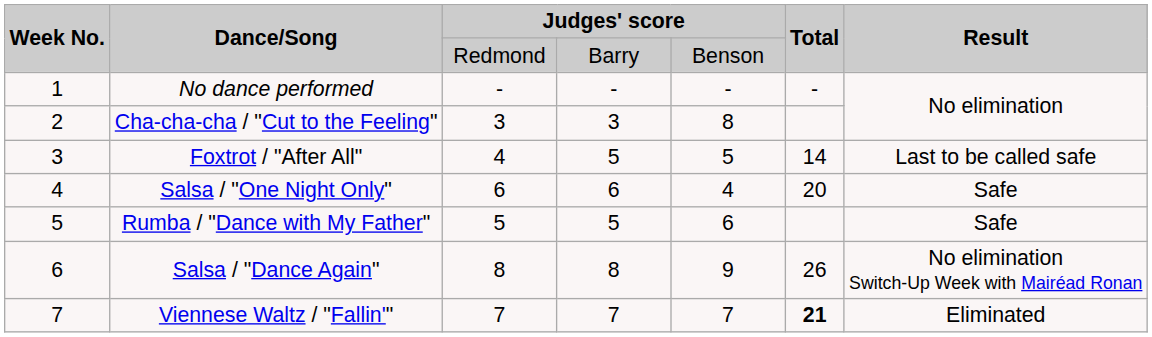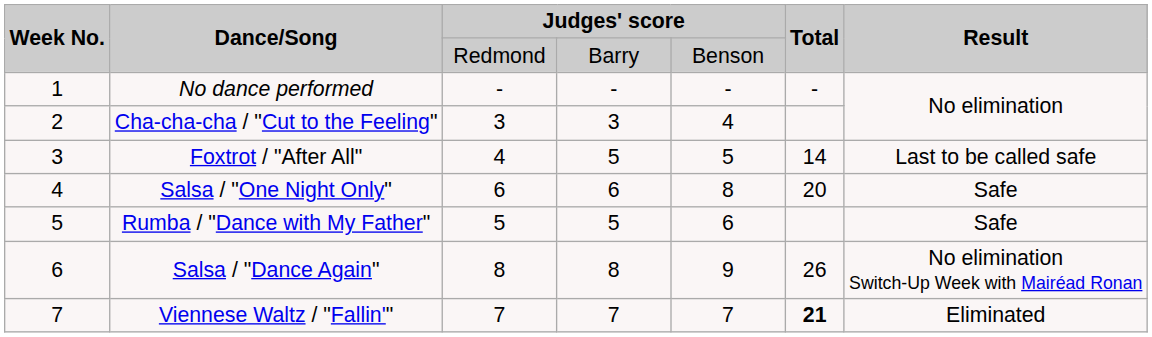(728, 122) 8 -> (728, 122) 4
(728, 190) 4 -> (728, 190) 8
